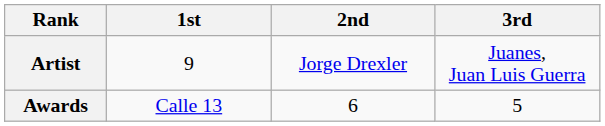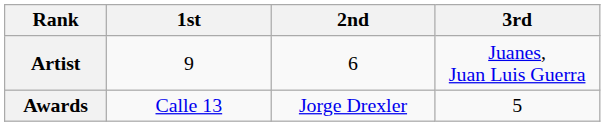(353, 62) Jorge Drexler -> (353, 62) 6
(353, 105) 6 -> (353, 105) Jorge Drexler
